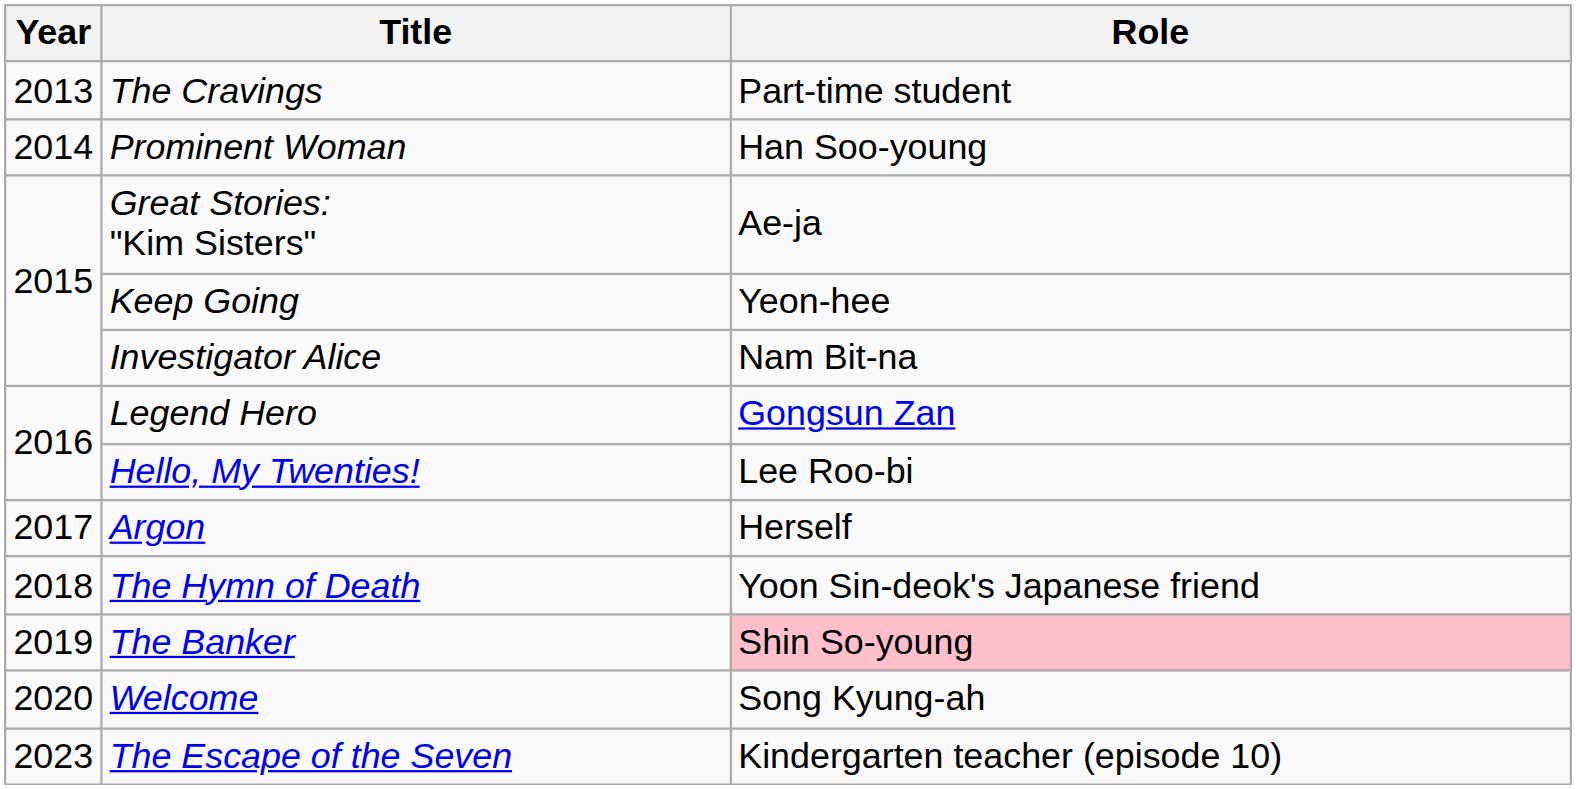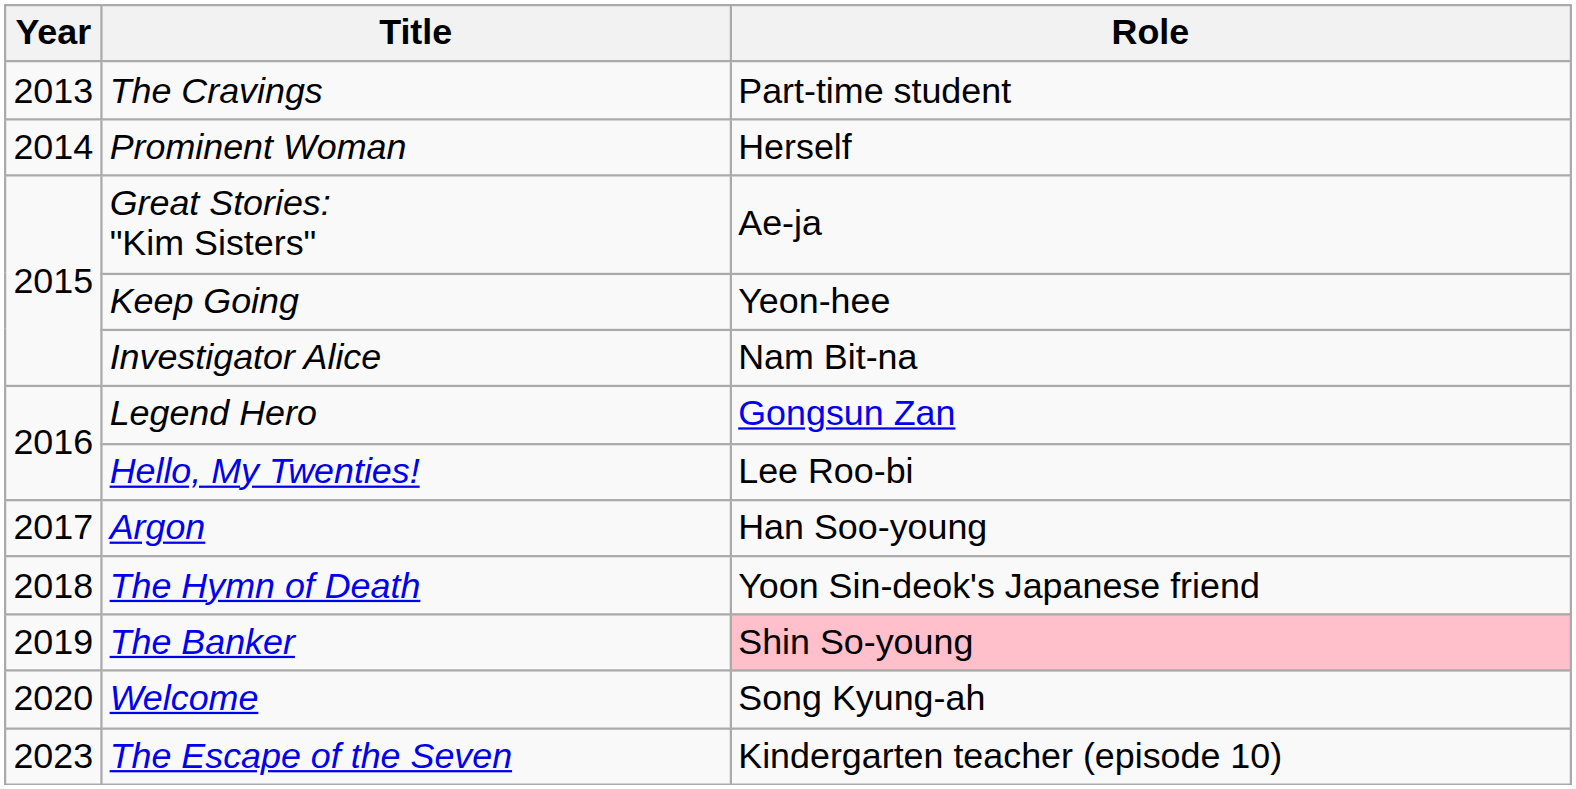(863, 146) Han Soo-young -> (795, 146) Herself
(795, 527) Herself -> (863, 527) Han Soo-young
